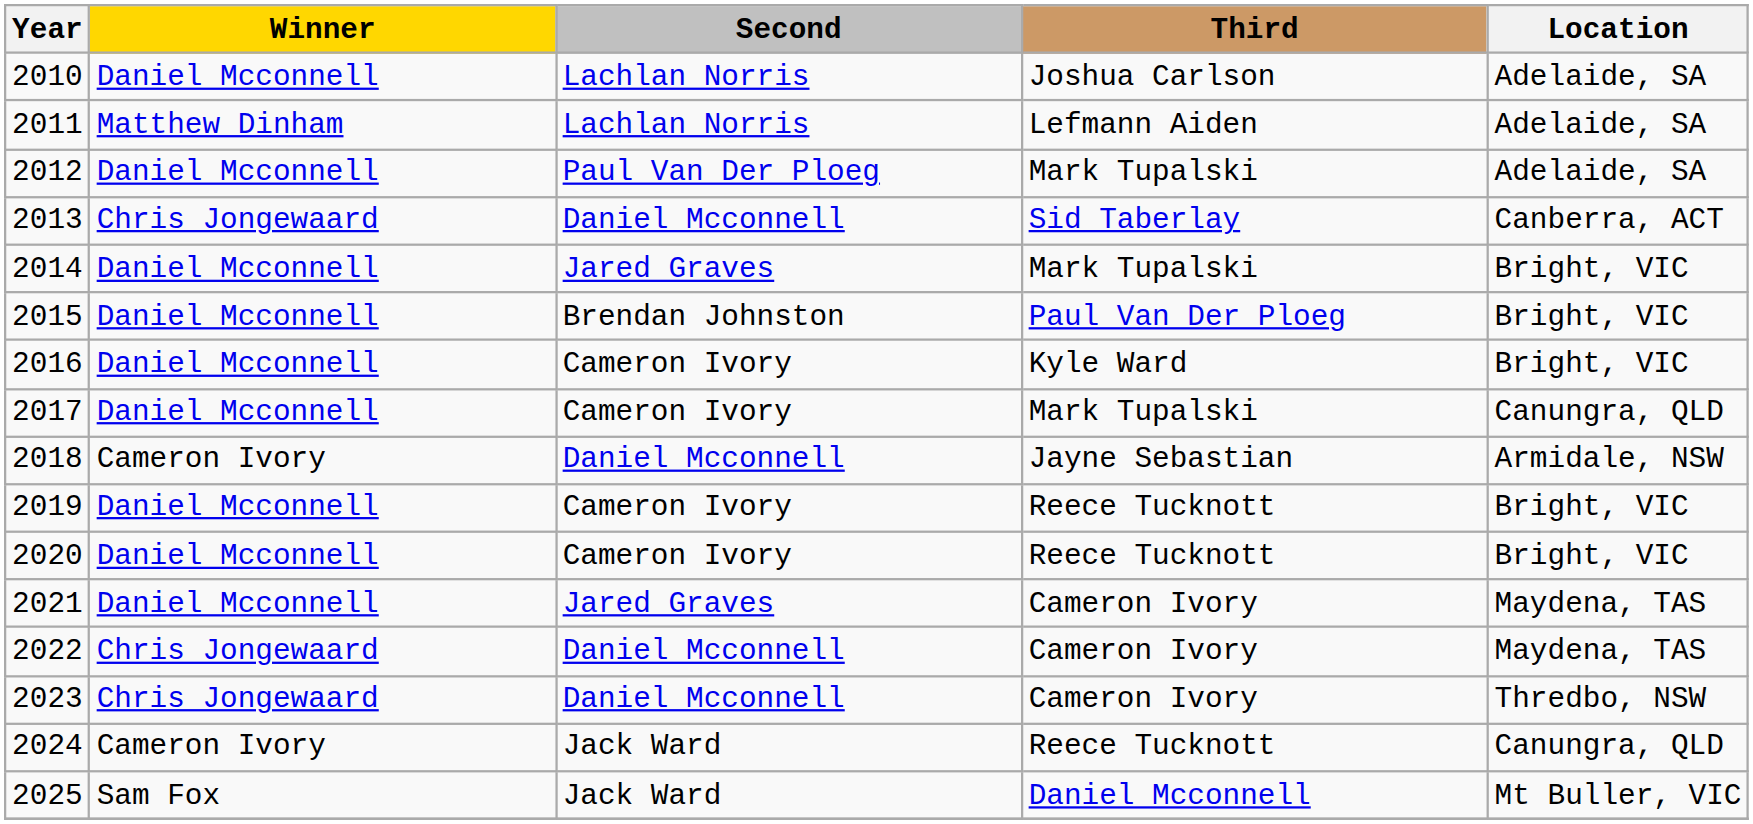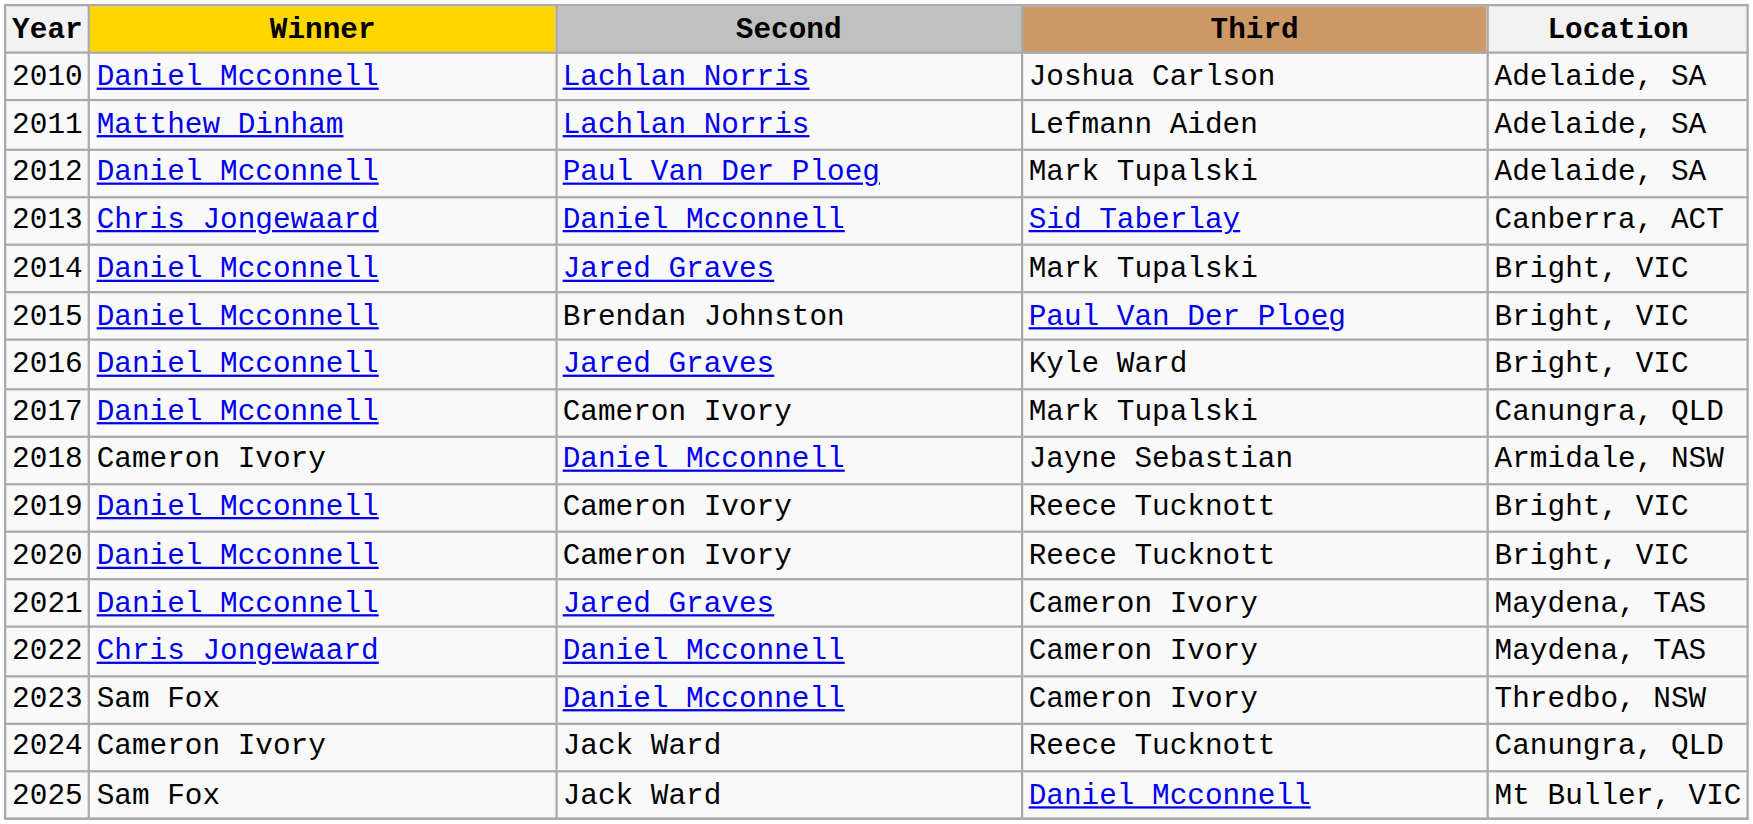(677, 364) Cameron Ivory -> (668, 364) Jared Graves
(238, 699) Chris Jongewaard -> (158, 699) Sam Fox
